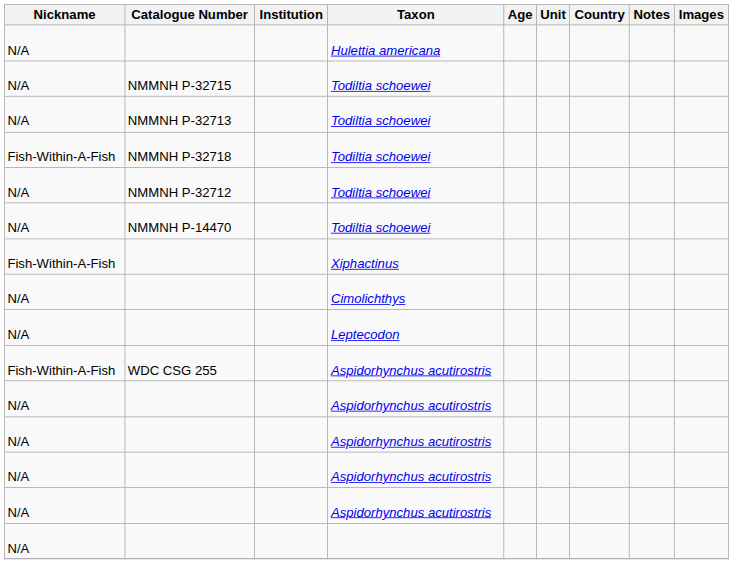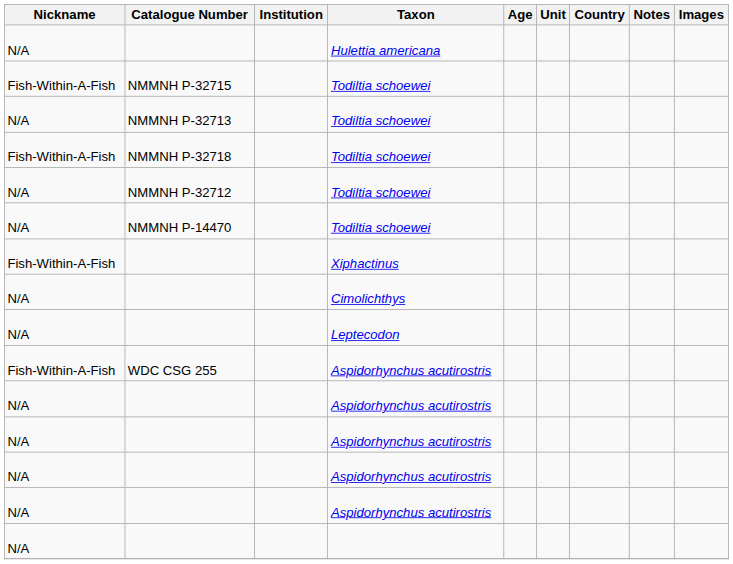(18, 86) N/A -> (61, 86) Fish-Within-A-Fish
